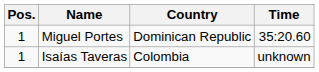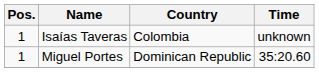rows swapped: (82, 36) <-> (84, 57)
